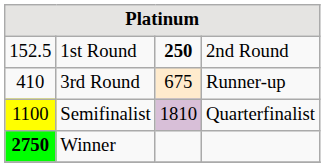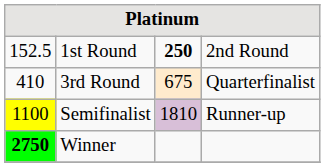(246, 83) Runner-up -> (261, 83) Quarterfinalist
(261, 115) Quarterfinalist -> (246, 115) Runner-up
